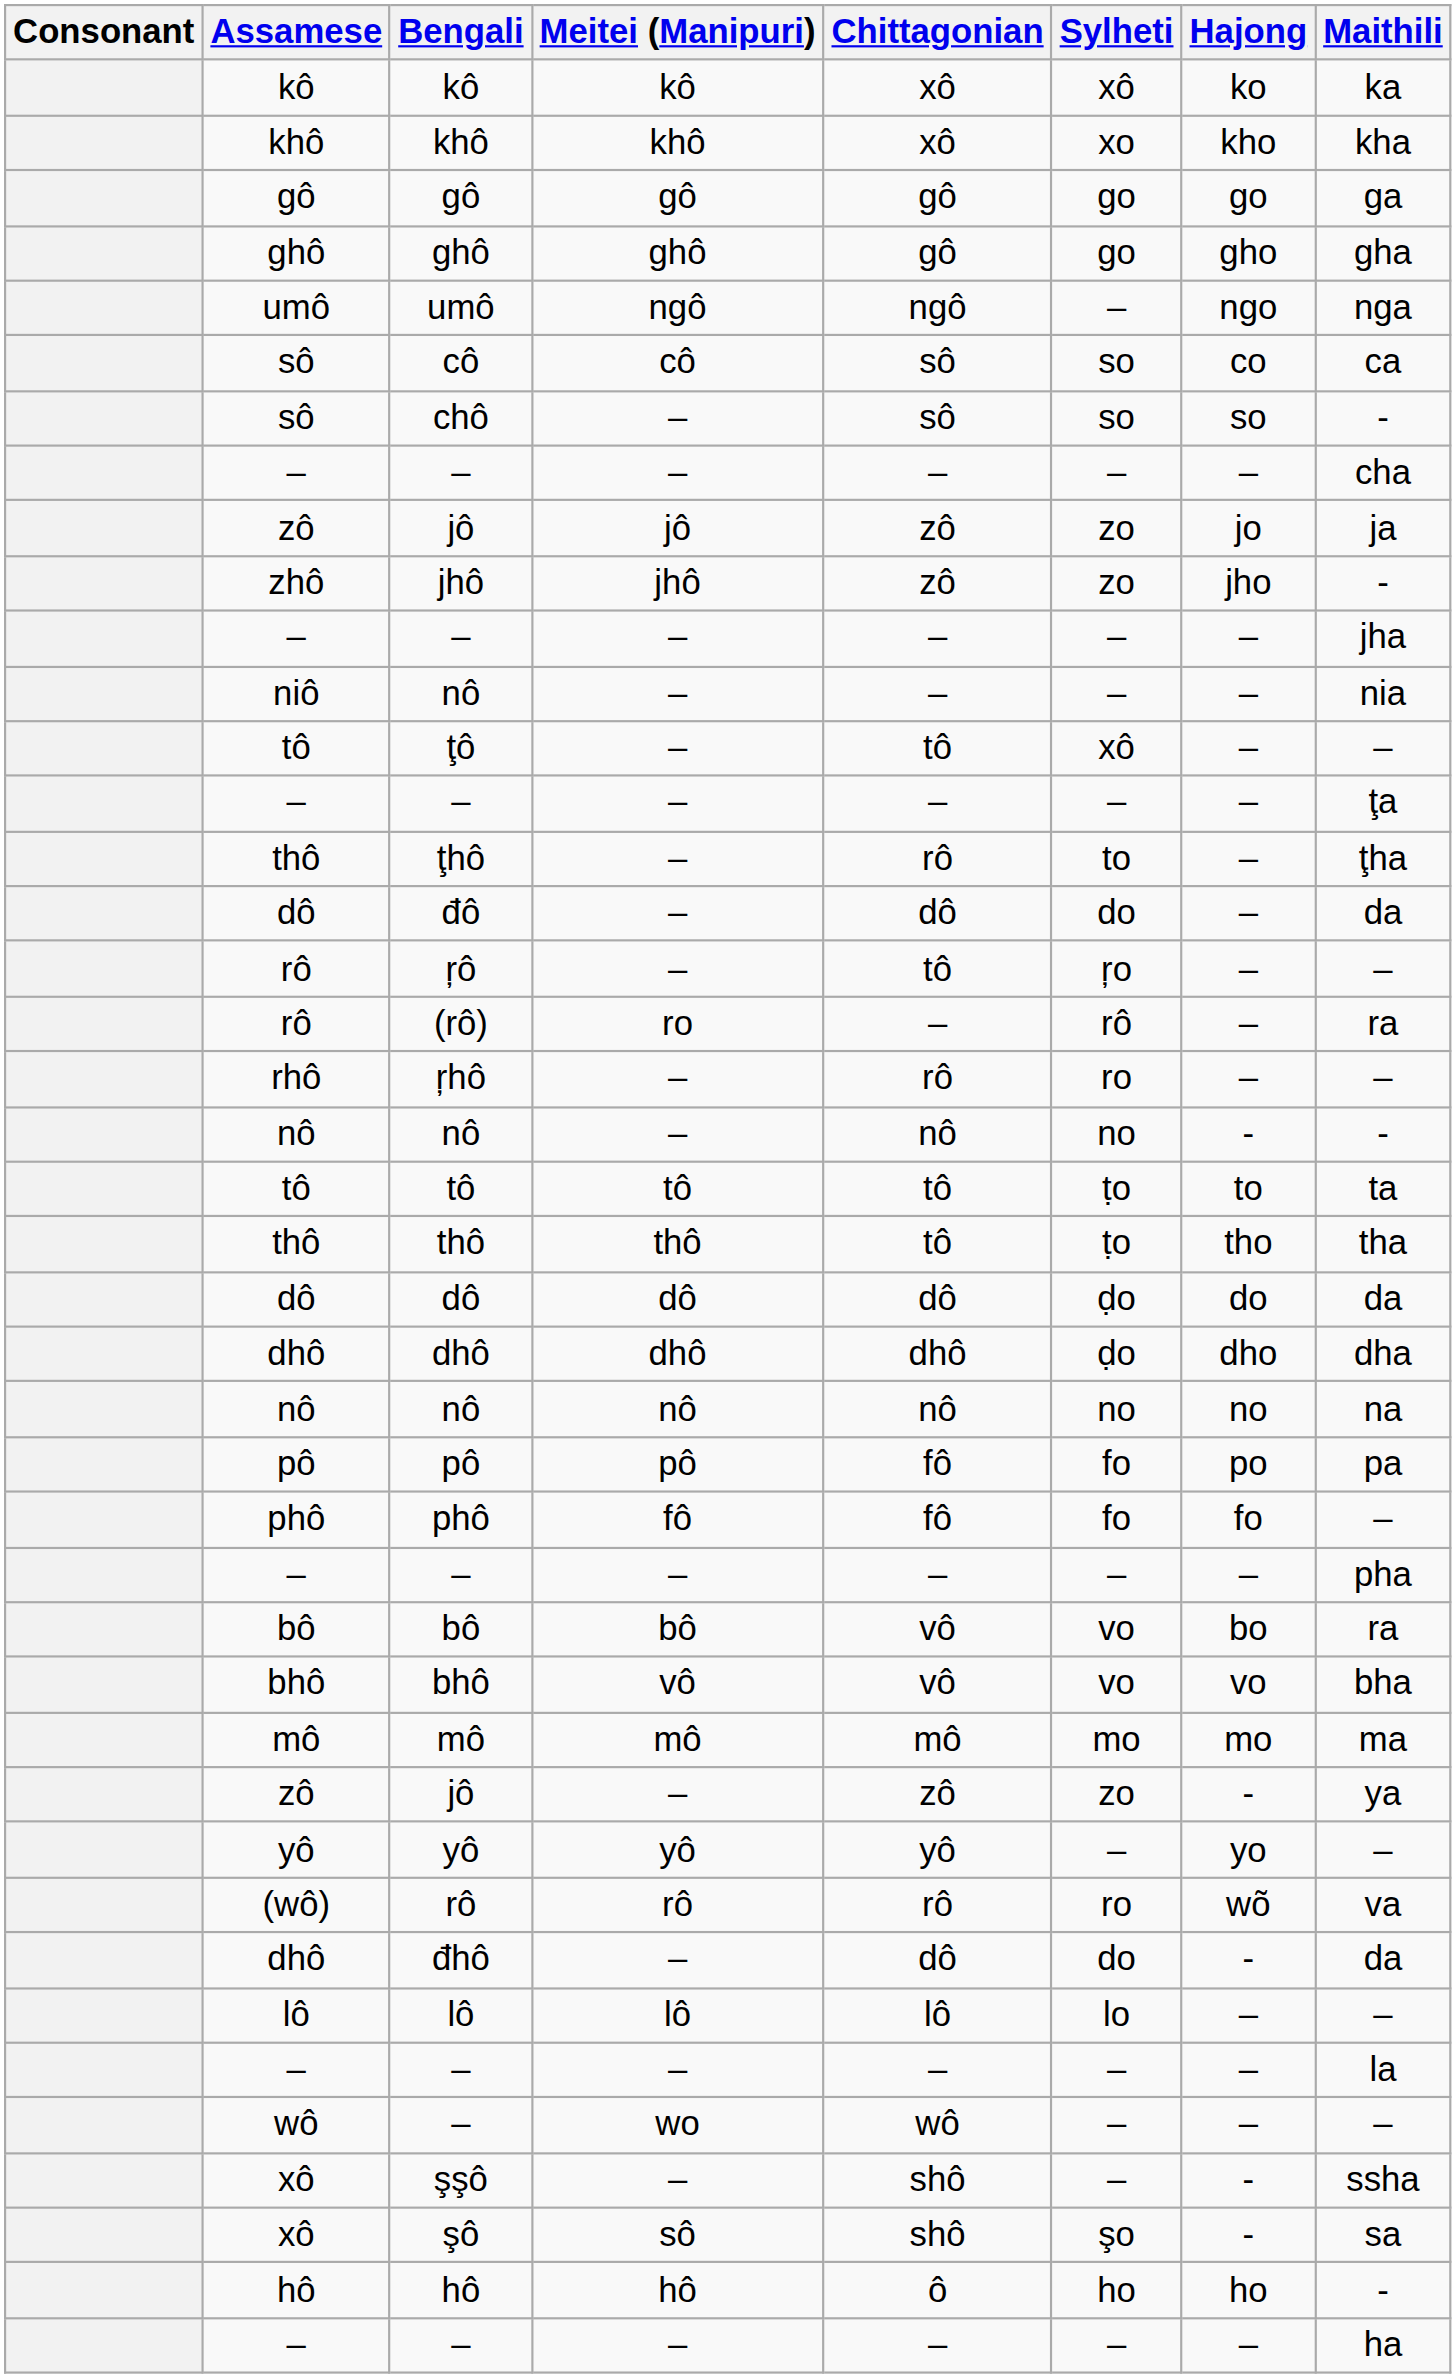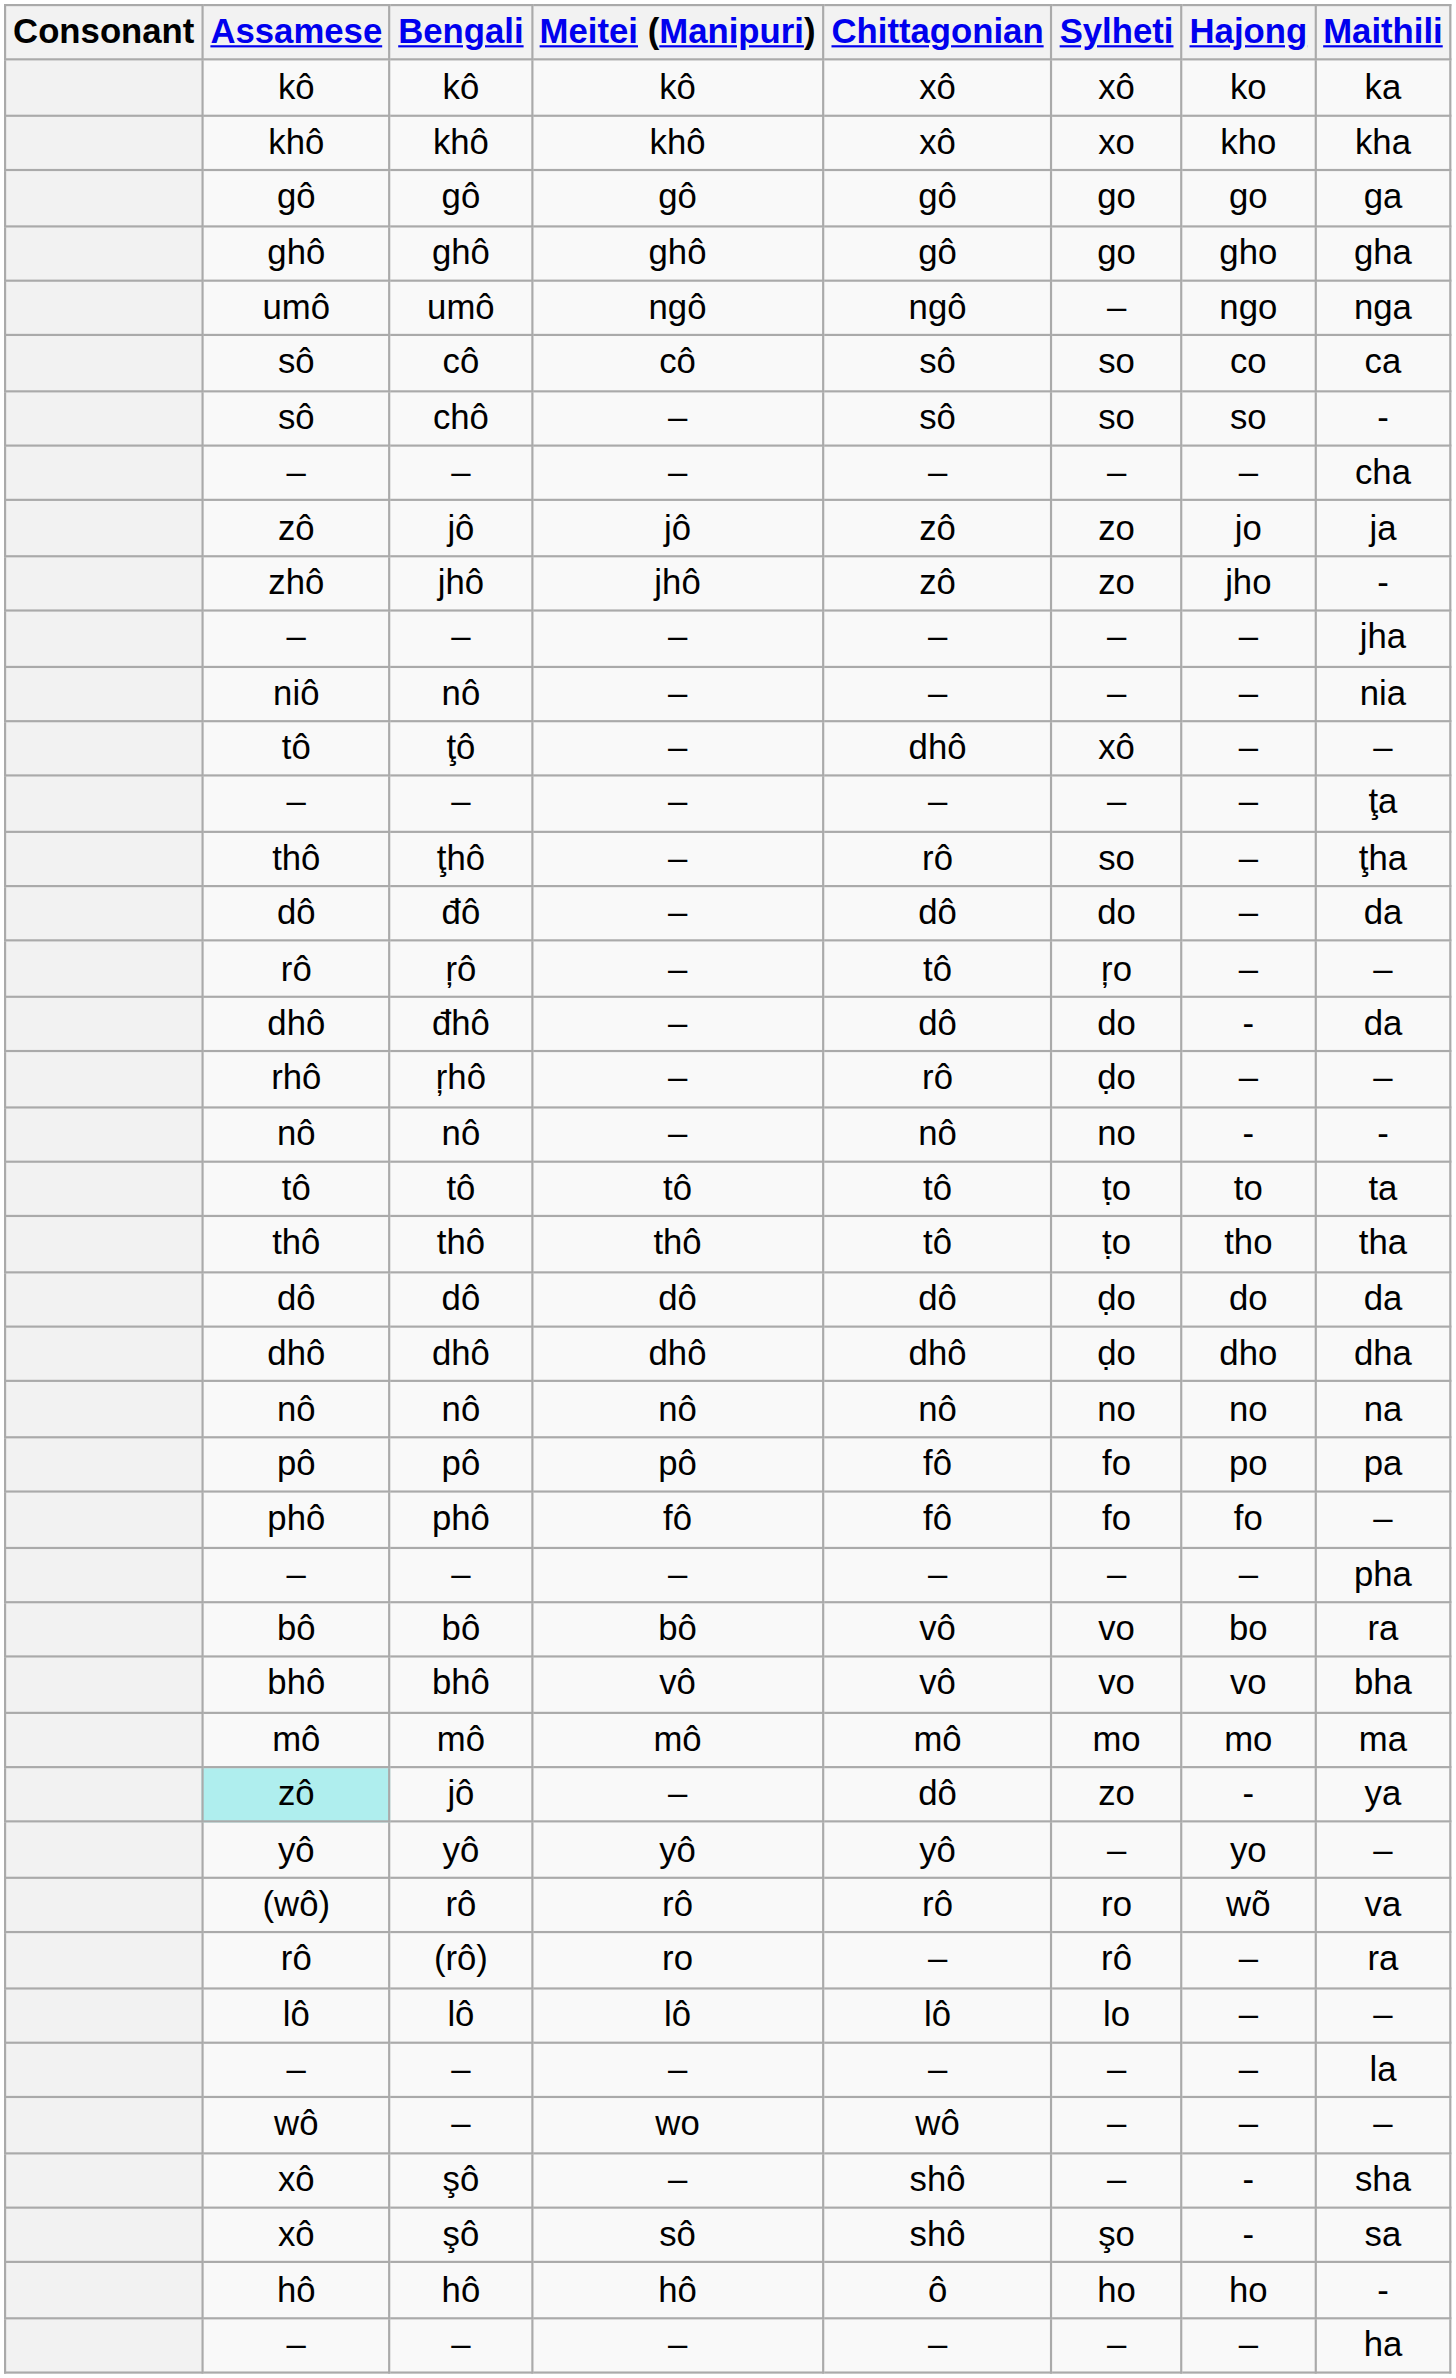(938, 747) tô -> (938, 747) dhô
(1117, 857) to -> (1117, 857) so
rows swapped: (461, 1959) <-> (461, 1023)
(1117, 1078) ro -> (1117, 1078) ḍo
(296, 1794) no background -> (296, 1794) paleturquoise background
(938, 1794) zô -> (938, 1794) dô
+ row: (461, 2179)
- row: (461, 2179)
